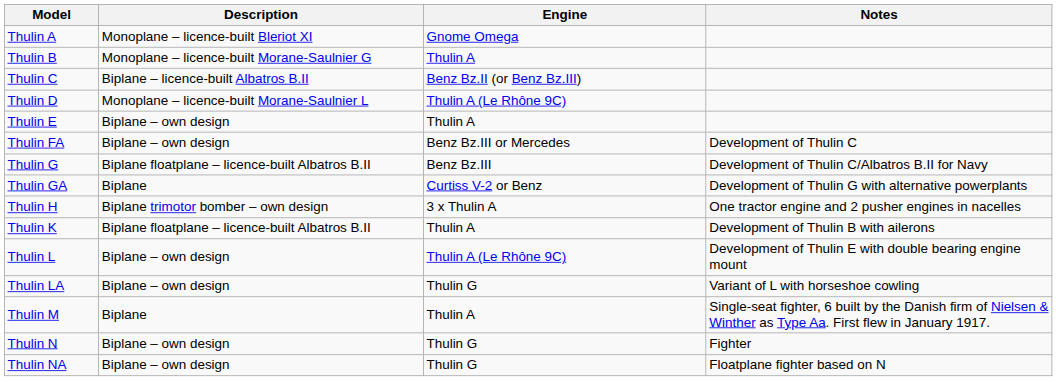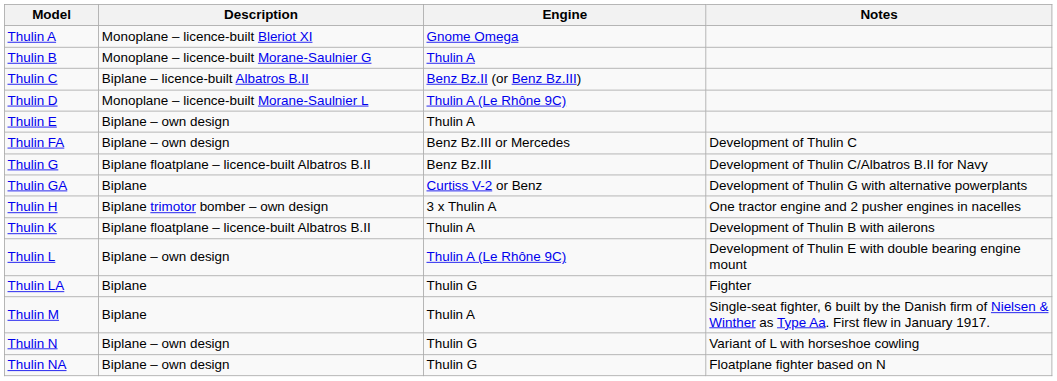(166, 286) Biplane – own design -> (124, 286) Biplane
(814, 286) Variant of L with horseshoe cowling -> (730, 286) Fighter
(730, 343) Fighter -> (814, 343) Variant of L with horseshoe cowling
